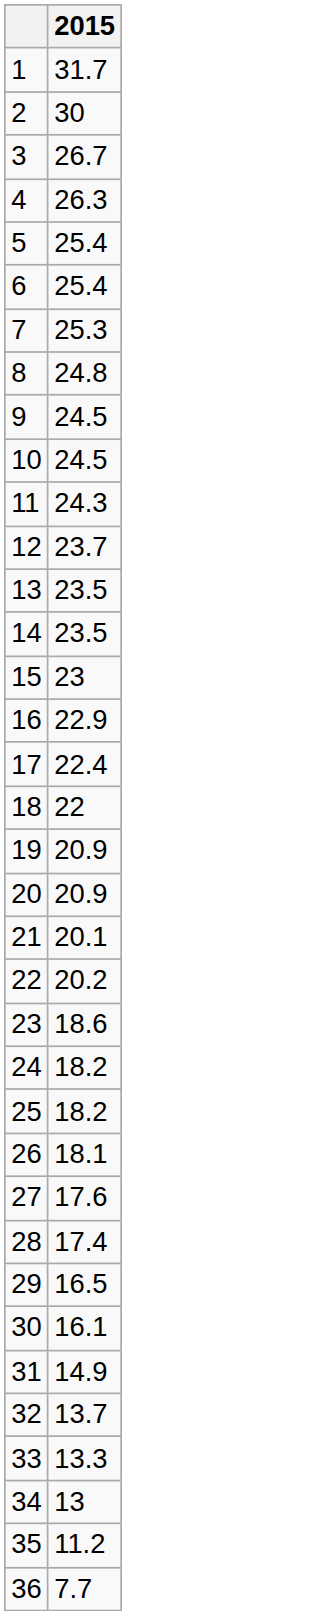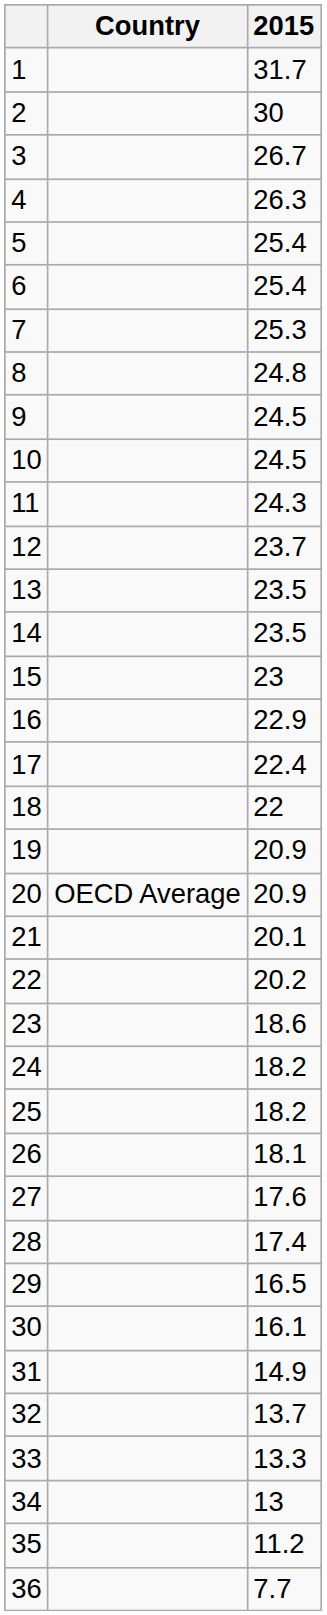+ column: (147, 26)
